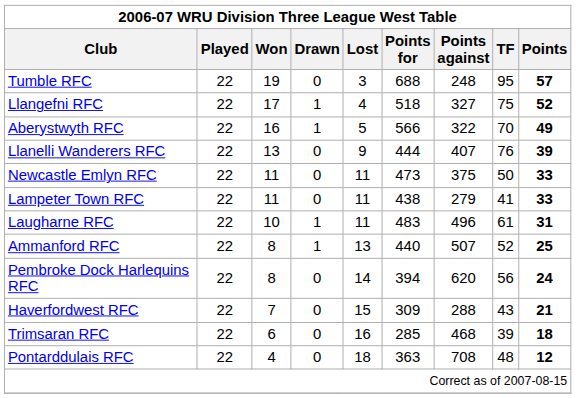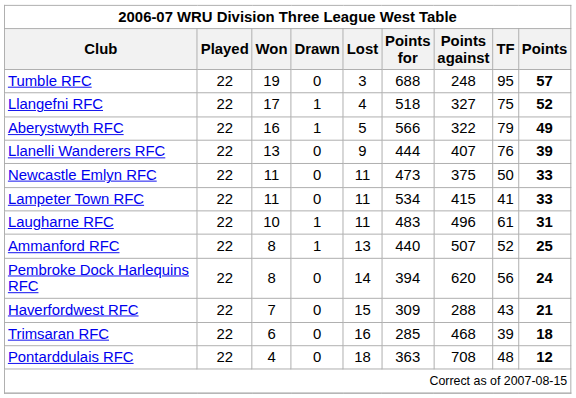(506, 128) 70 -> (506, 128) 79
(408, 199) 438 -> (408, 199) 534
(463, 199) 279 -> (463, 199) 415
